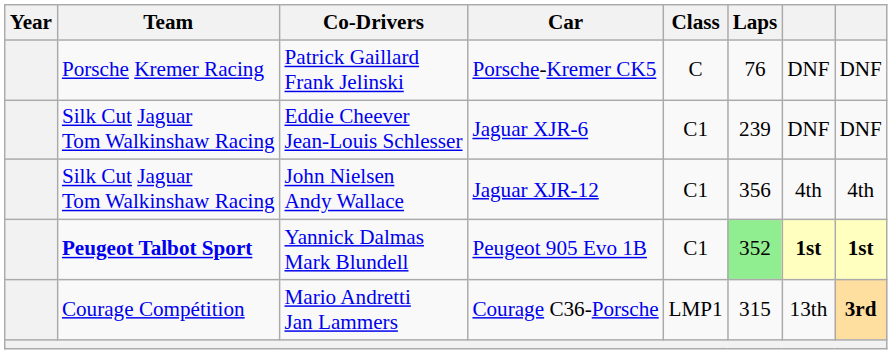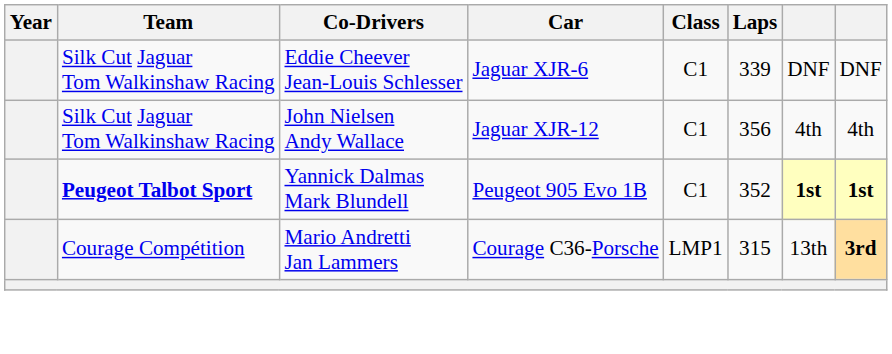- row: (352, 69)
(755, 129) 239 -> (755, 69) 339
(755, 249) lightgreen background -> (755, 189) no background
